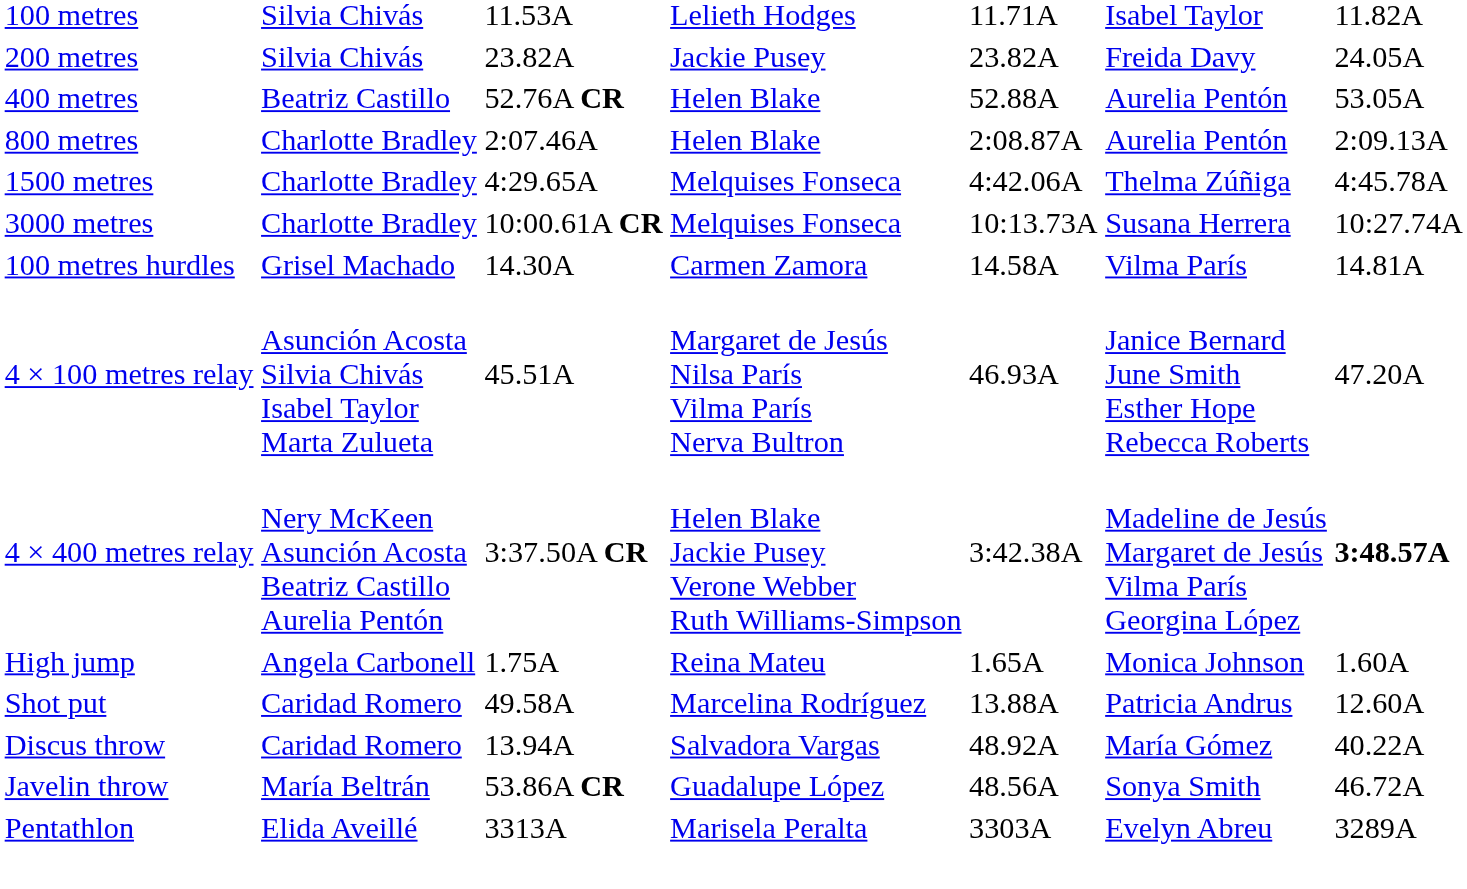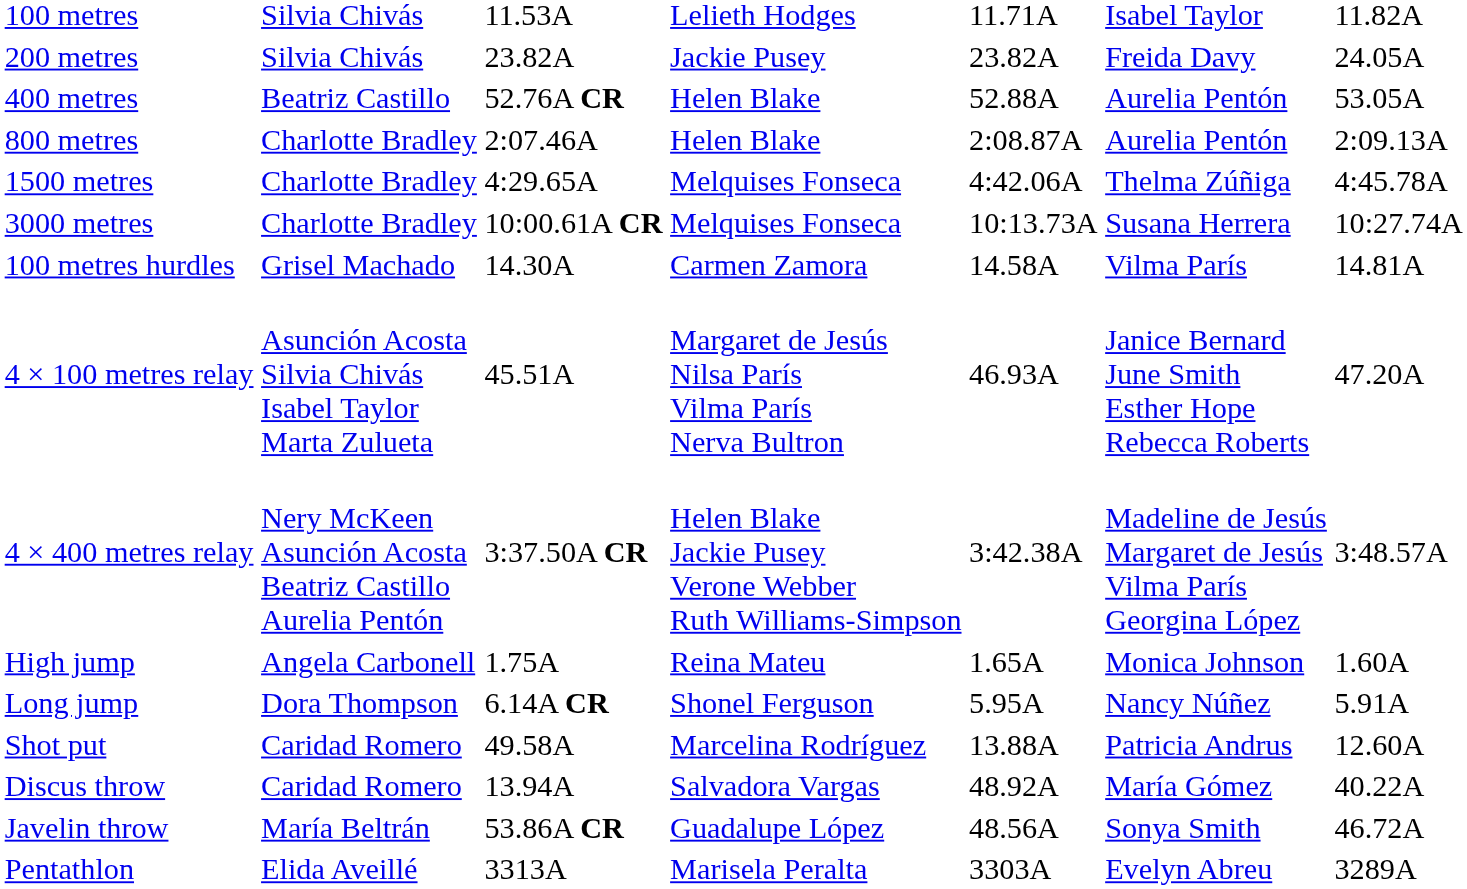(1392, 551) bold -> (1391, 551) normal
+ row: (71, 703)
